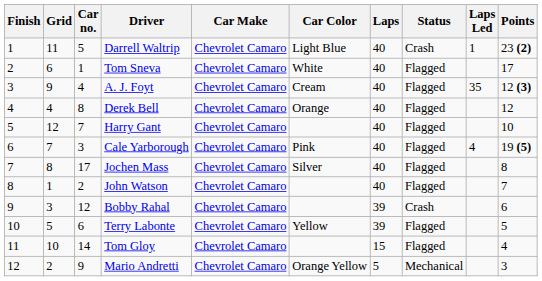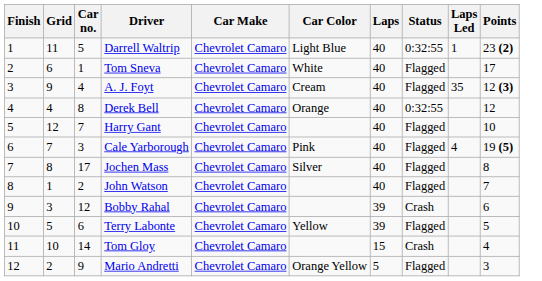(420, 48) Crash -> (424, 48) 0:32:55
(425, 107) Flagged -> (424, 107) 0:32:55
(425, 246) Flagged -> (420, 246) Crash
(434, 265) Mechanical -> (425, 265) Flagged
